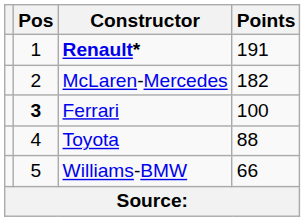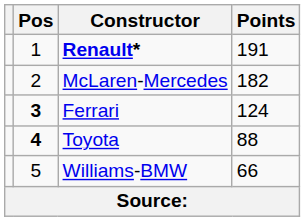(253, 110) 100 -> (253, 110) 124
(36, 140) normal -> (36, 140) bold
